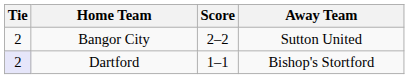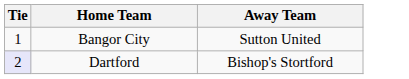- column: (218, 16)
(18, 39) 2 -> (18, 39) 1
